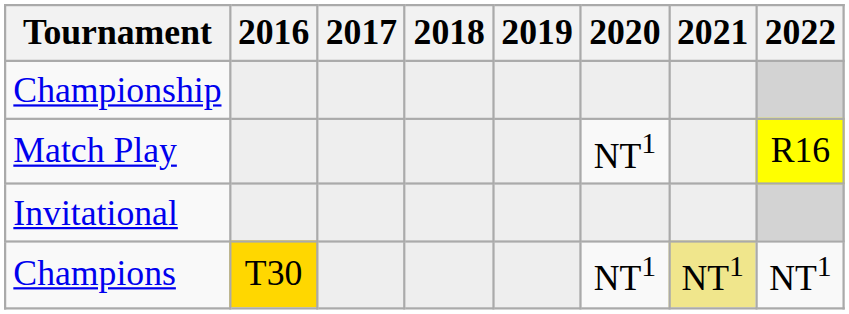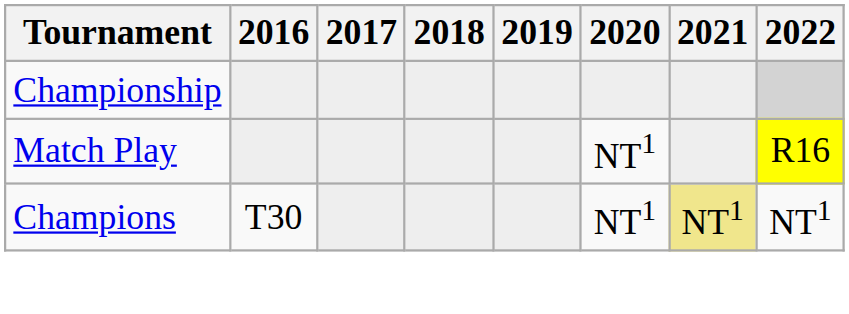- row: (96, 212)
(274, 273) gold background -> (274, 217) no background
